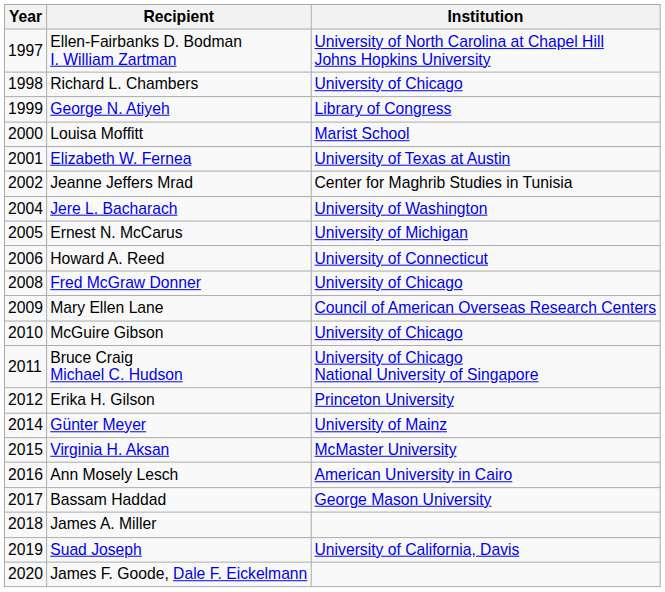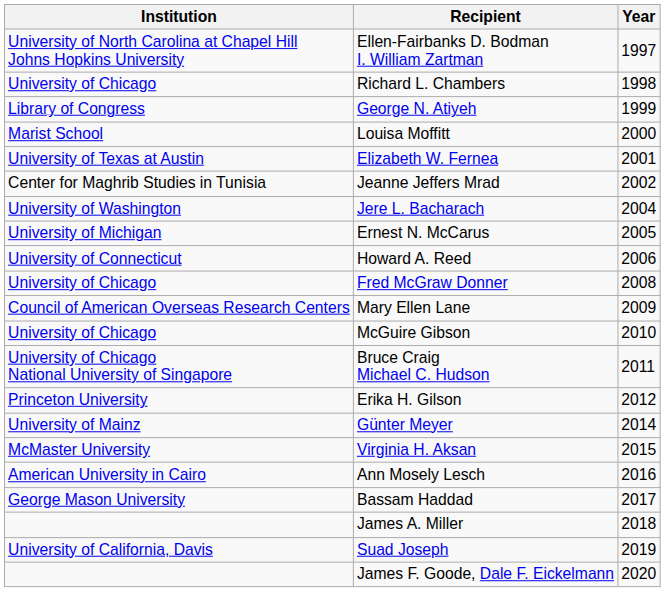columns swapped: (26, 16) <-> (485, 16)
